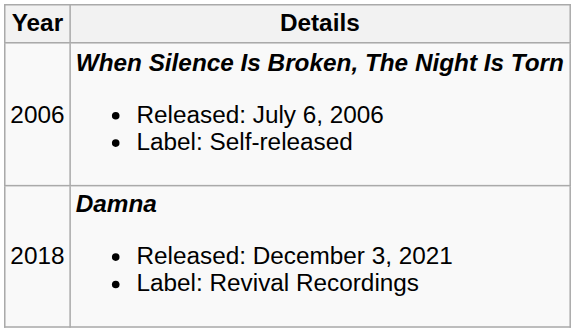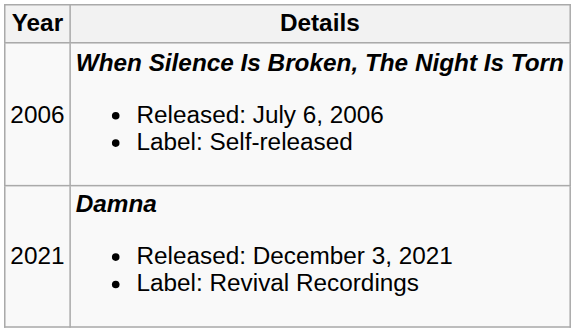(37, 255) 2018 -> (37, 255) 2021
